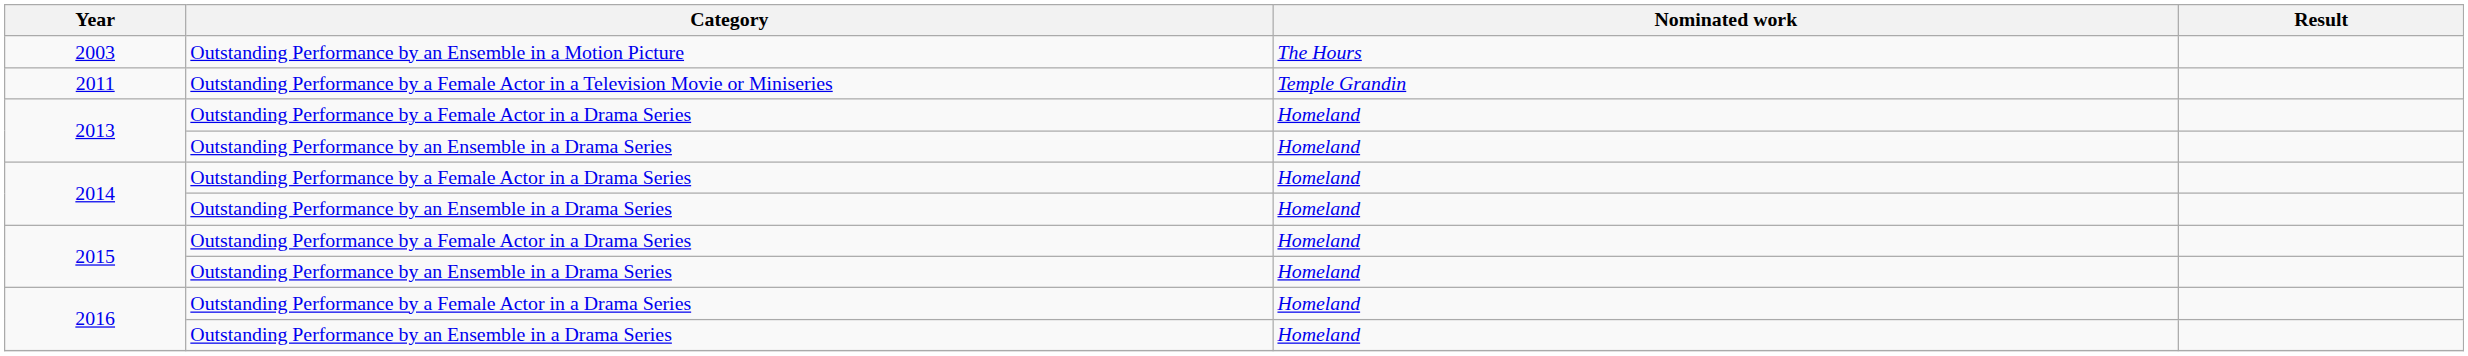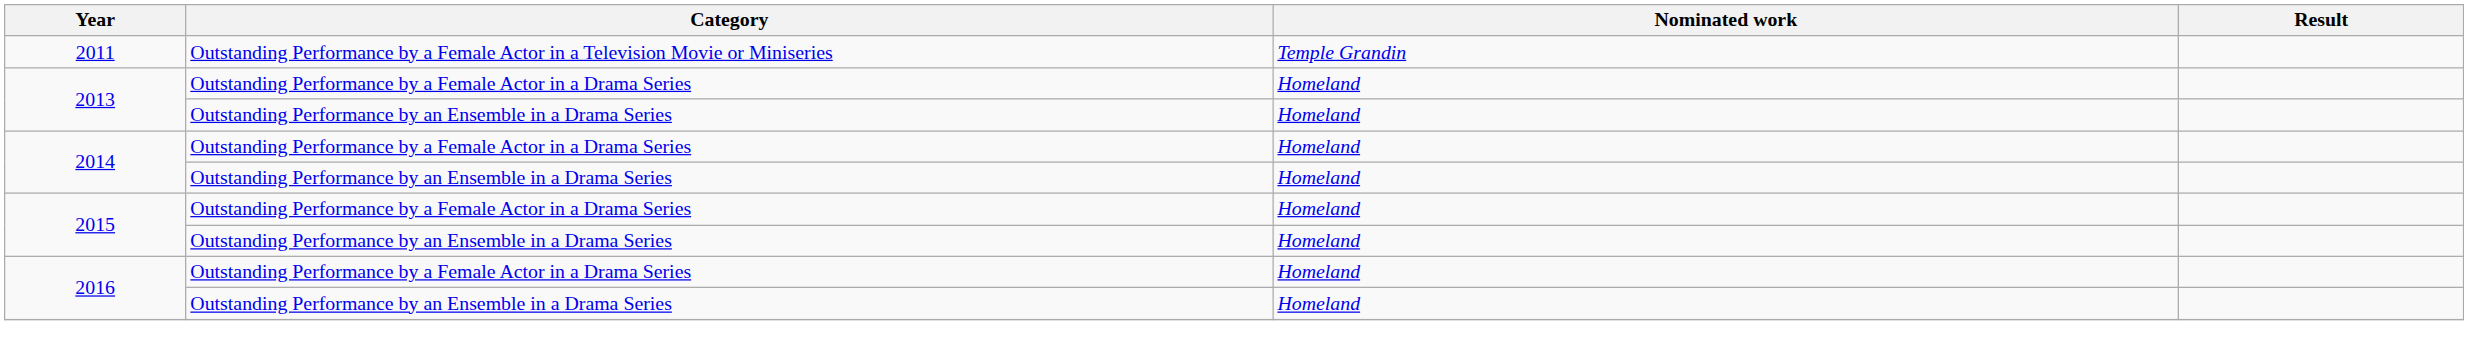- row: (95, 51)
